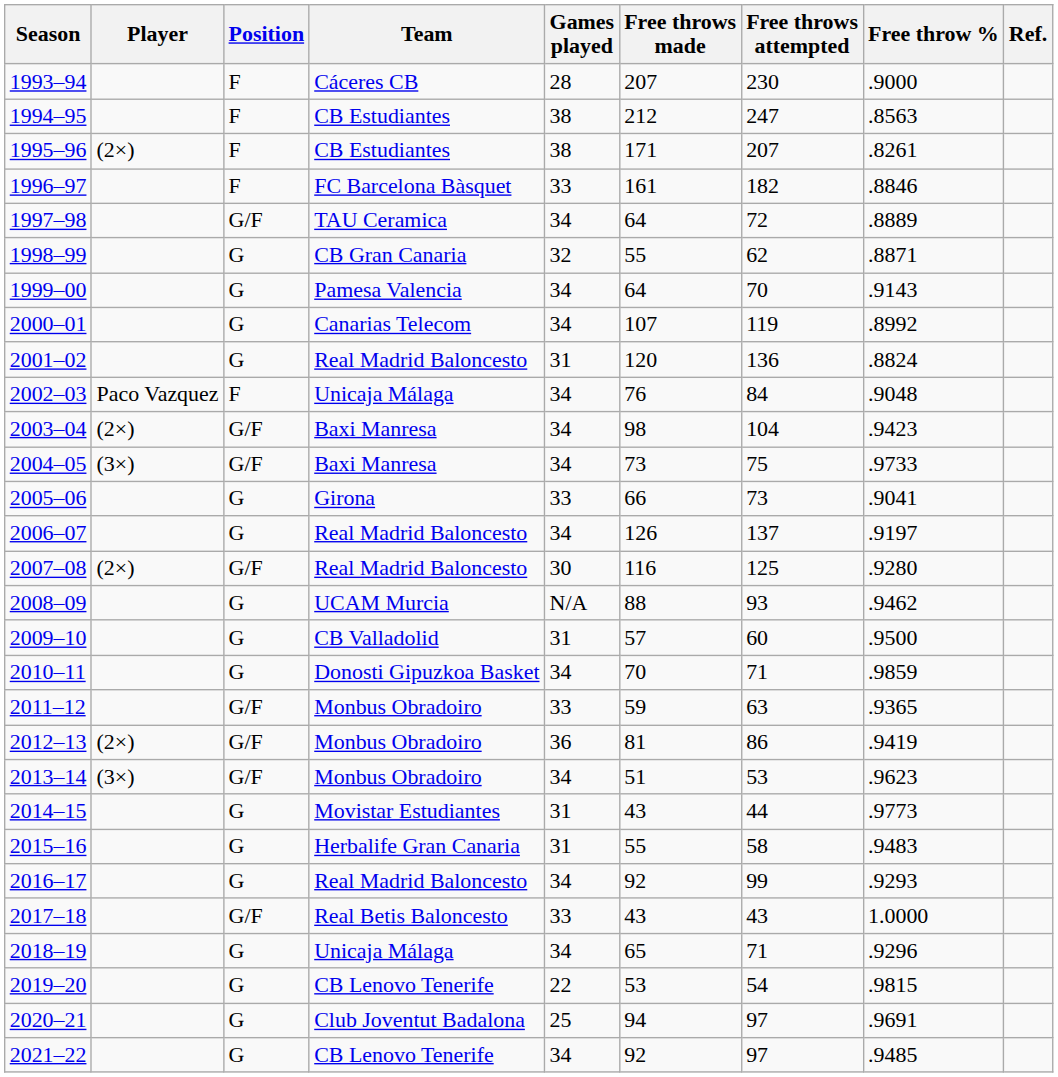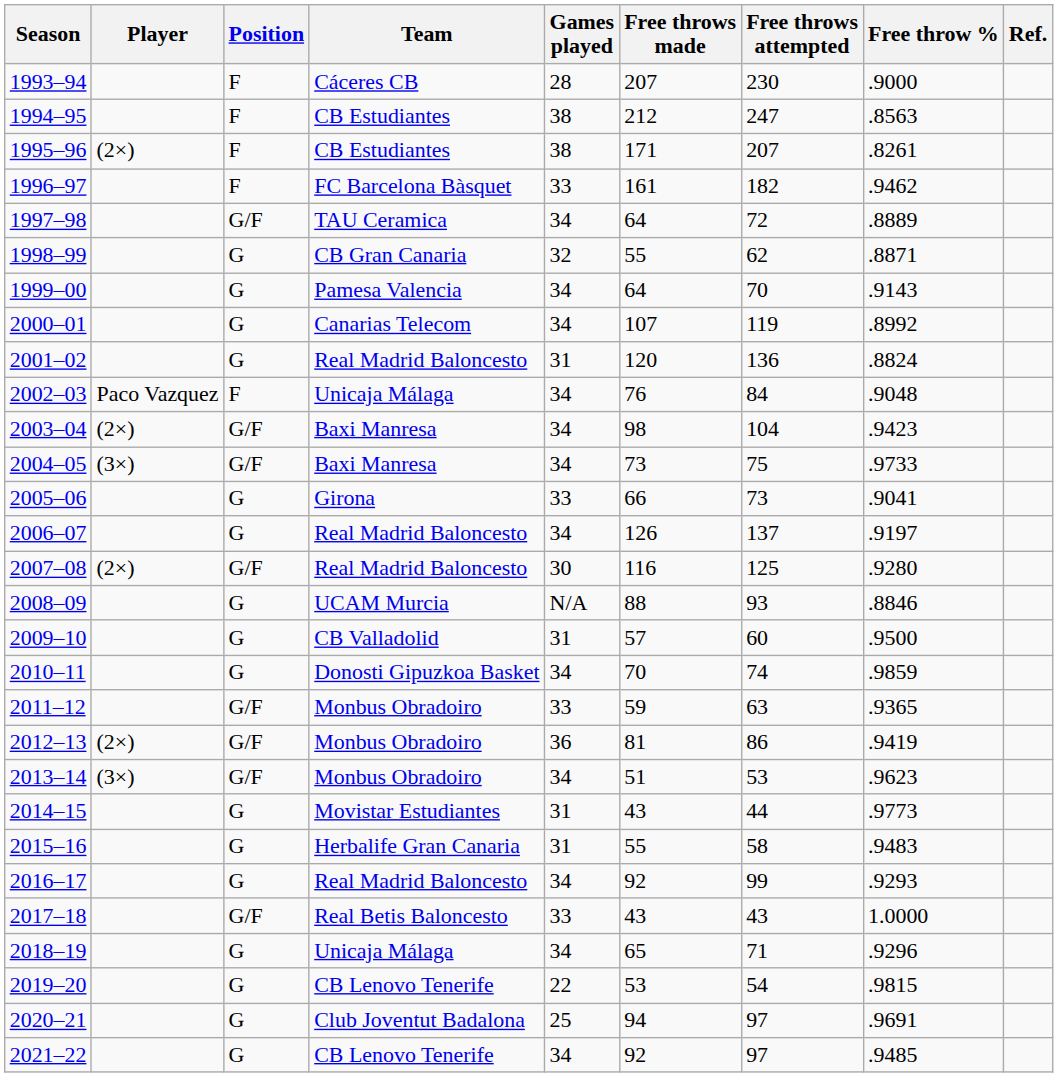(893, 185) .8846 -> (893, 185) .9462
(893, 602) .9462 -> (893, 602) .8846
(757, 672) 71 -> (757, 672) 74
